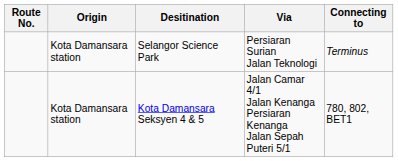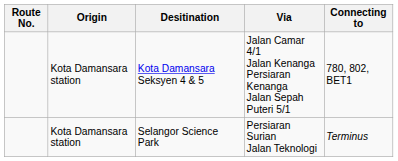rows swapped: (176, 114) <-> (178, 51)
